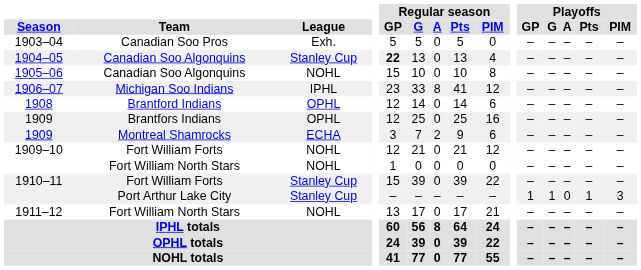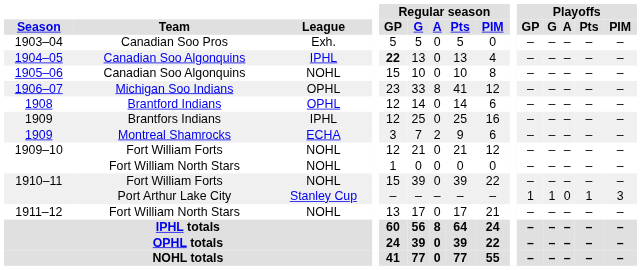(323, 58) Stanley Cup -> (323, 58) IPHL
(323, 88) IPHL -> (323, 88) OPHL
(323, 119) OPHL -> (323, 119) IPHL
(323, 181) Stanley Cup -> (323, 181) NOHL
